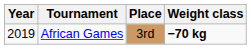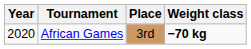(21, 34) 2019 -> (21, 34) 2020
